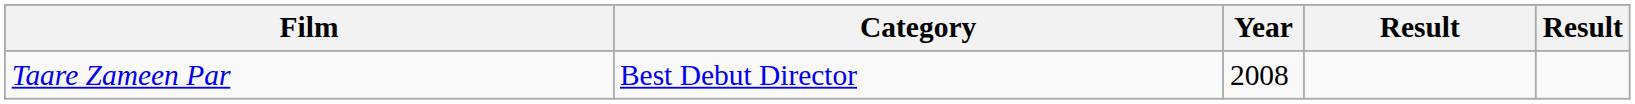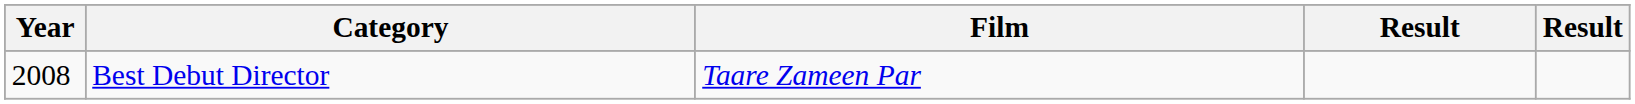columns swapped: (1263, 27) <-> (309, 27)
